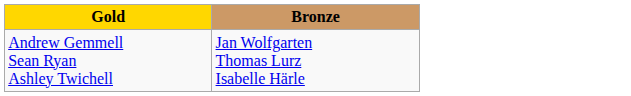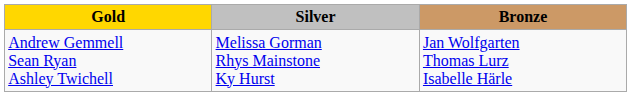+ column: (316, 17)
